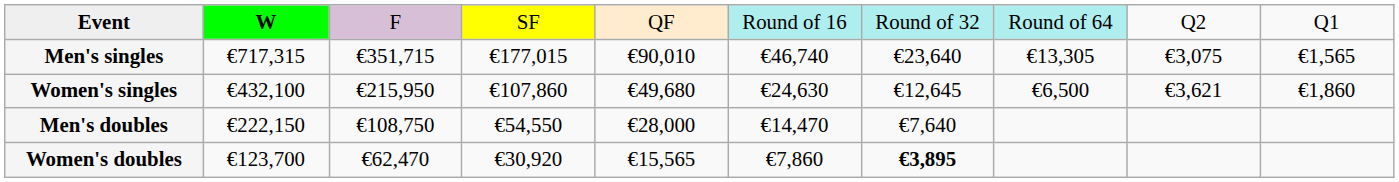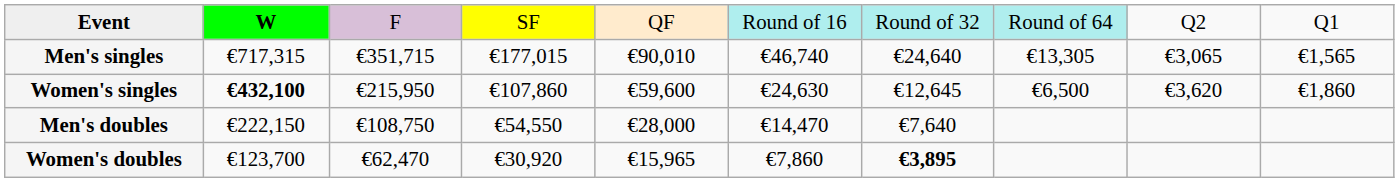(927, 56) €23,640 -> (927, 56) €24,640
(1194, 56) €3,075 -> (1194, 56) €3,065
(266, 90) normal -> (266, 90) bold
(661, 90) €49,680 -> (661, 90) €59,600
(1194, 90) €3,621 -> (1194, 90) €3,620
(661, 159) €15,565 -> (661, 159) €15,965
